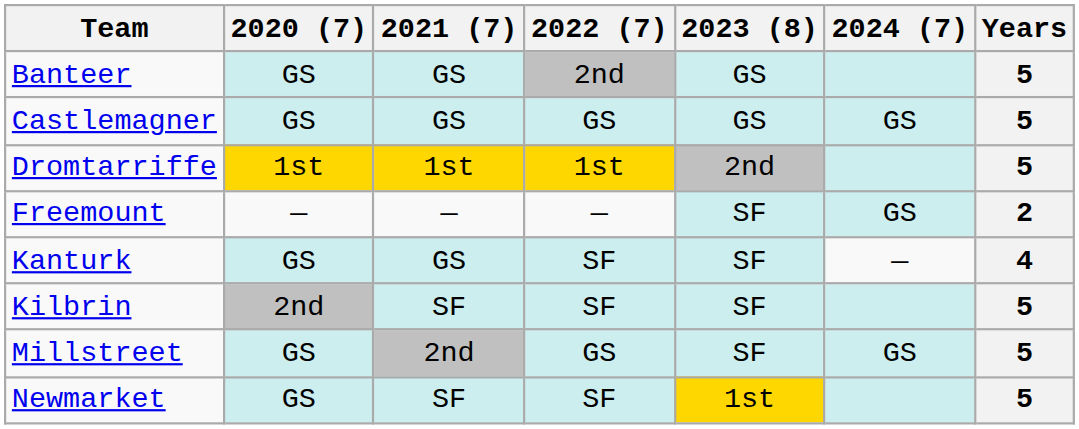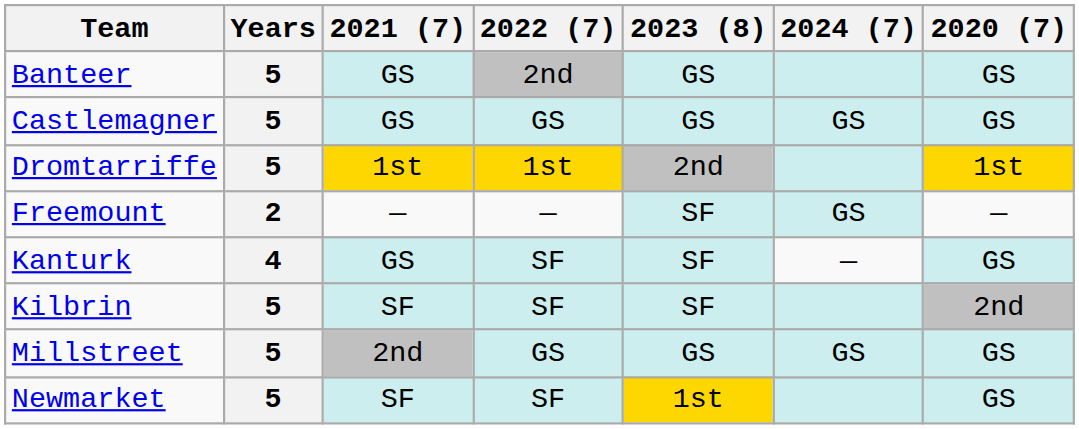columns swapped: (299, 28) <-> (1024, 28)
(750, 353) SF -> (698, 353) GS
